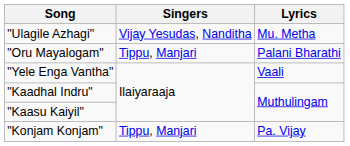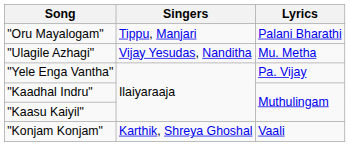rows swapped: (51, 33) <-> (55, 53)
(271, 72) Vaali -> (282, 72) Pa. Vijay
(158, 131) Tippu, Manjari -> (186, 131) Karthik, Shreya Ghoshal
(281, 131) Pa. Vijay -> (271, 131) Vaali
